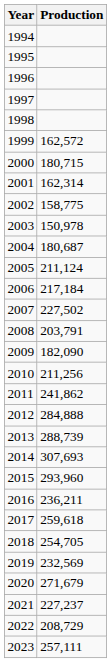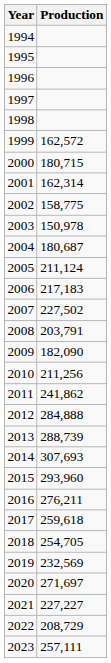(62, 288) 217,184 -> (62, 288) 217,183
(61, 499) 236,211 -> (61, 499) 276,211
(62, 583) 271,679 -> (62, 583) 271,697
(62, 604) 227,237 -> (62, 604) 227,227
